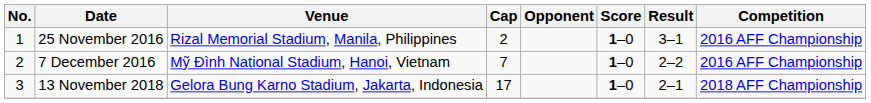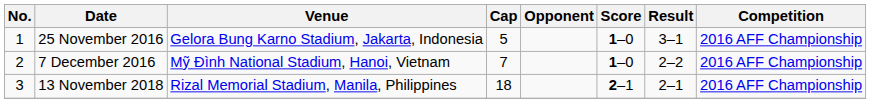(314, 39) Rizal Memorial Stadium, Manila, Philippines -> (327, 39) Gelora Bung Karno Stadium, Jakarta, Indonesia
(504, 39) 2 -> (504, 39) 5
(327, 86) Gelora Bung Karno Stadium, Jakarta, Indonesia -> (314, 86) Rizal Memorial Stadium, Manila, Philippines
(504, 86) 17 -> (504, 86) 18
(621, 86) 1–0 -> (621, 86) 2–1
(781, 86) 2018 AFF Championship -> (781, 86) 2016 AFF Championship
